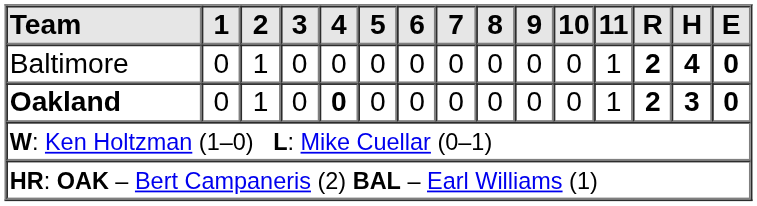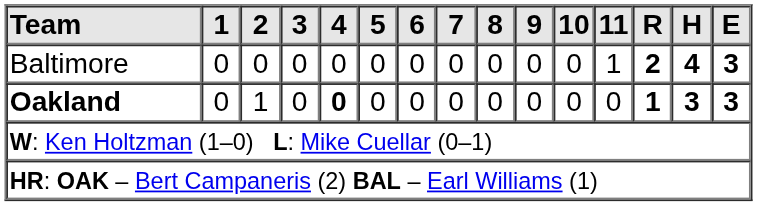(261, 63) 1 -> (261, 63) 0
(731, 63) 0 -> (731, 63) 3
(614, 102) 1 -> (614, 102) 0
(653, 102) 2 -> (653, 102) 1
(731, 102) 0 -> (731, 102) 3
